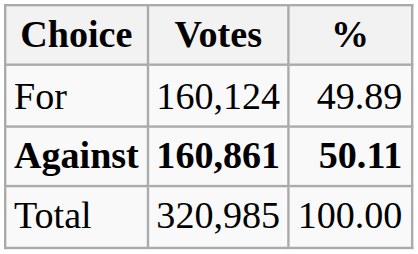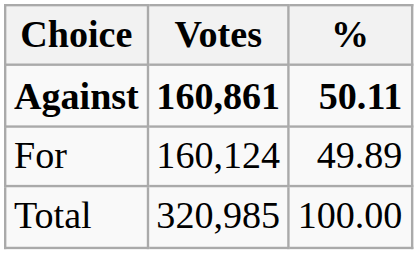rows swapped: (40, 95) <-> (76, 155)
